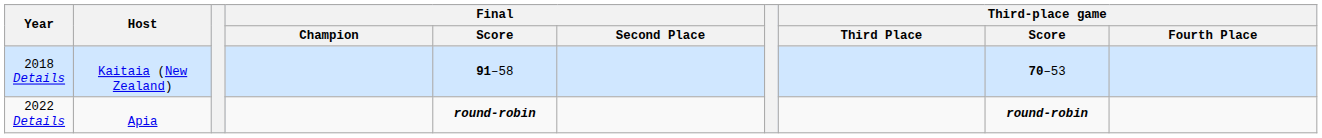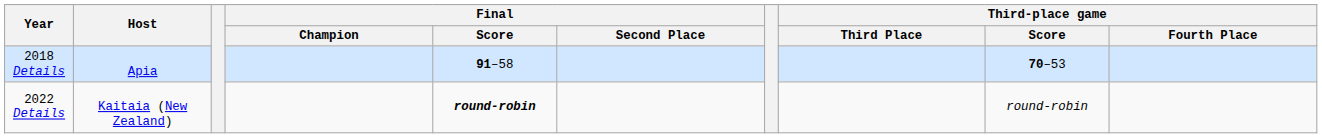(143, 79) Kaitaia (New Zealand) -> (143, 71) Apia
(143, 122) Apia -> (143, 114) Kaitaia (New Zealand)
(1047, 114) bold -> (1047, 107) normal
